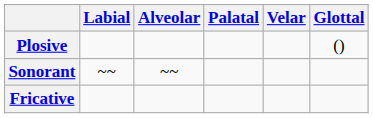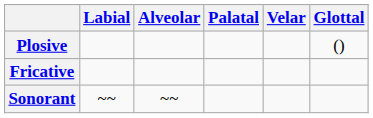rows swapped: (42, 98) <-> (42, 71)
